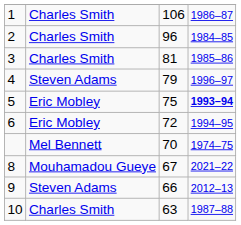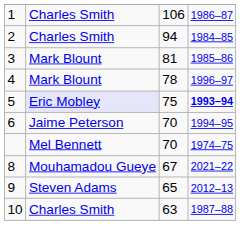(170, 36) 96 -> (170, 36) 94
(72, 58) Charles Smith -> (65, 58) Mark Blount
(73, 79) Steven Adams -> (65, 79) Mark Blount
(170, 79) 79 -> (170, 79) 78
(64, 101) no background -> (64, 101) lavender background
(64, 123) Eric Mobley -> (76, 123) Jaime Peterson
(170, 123) 72 -> (170, 123) 70
(170, 187) 66 -> (170, 187) 65
